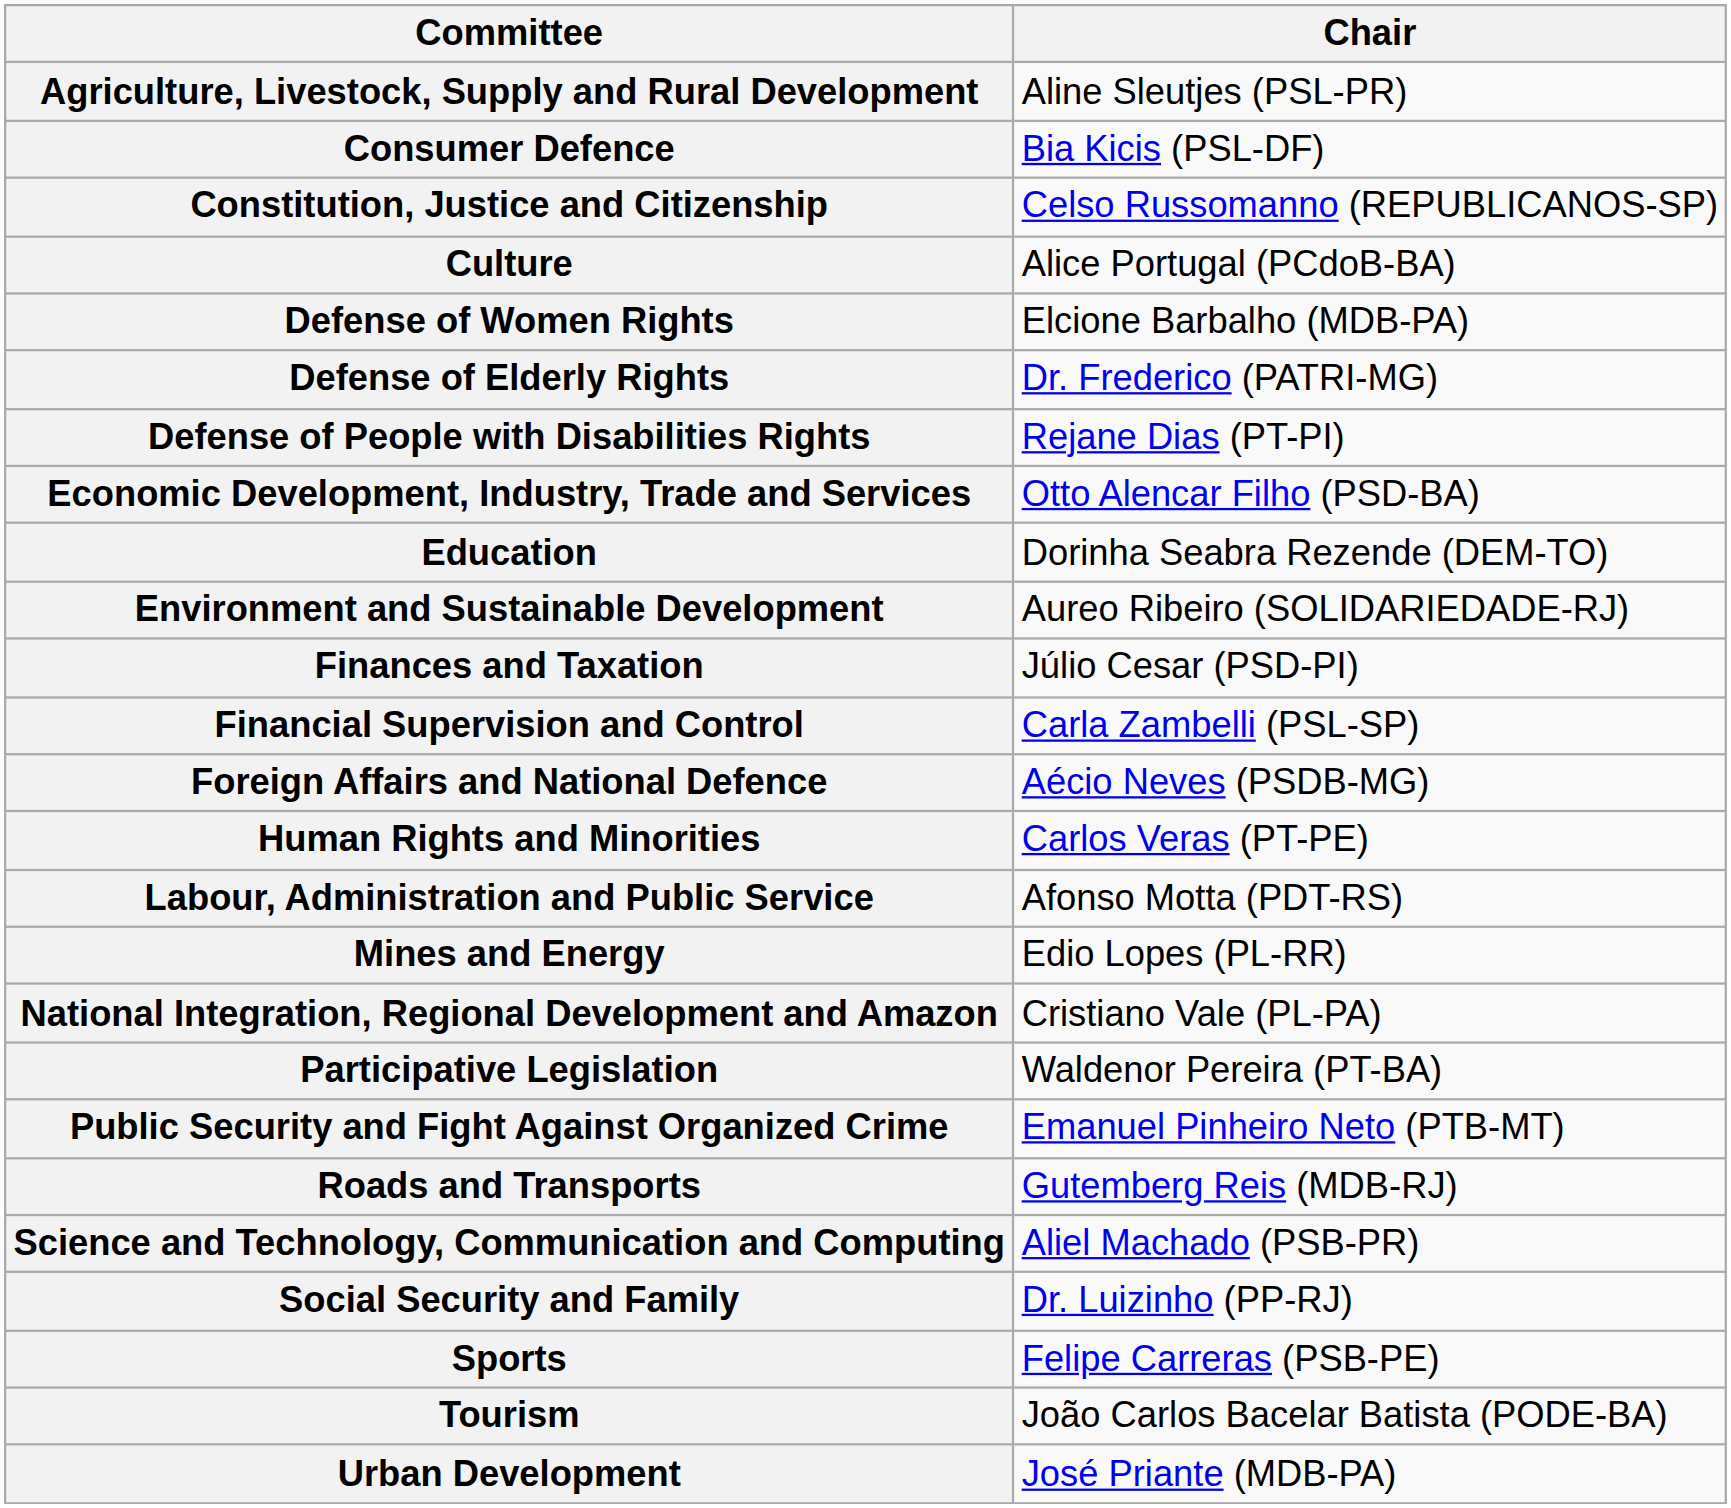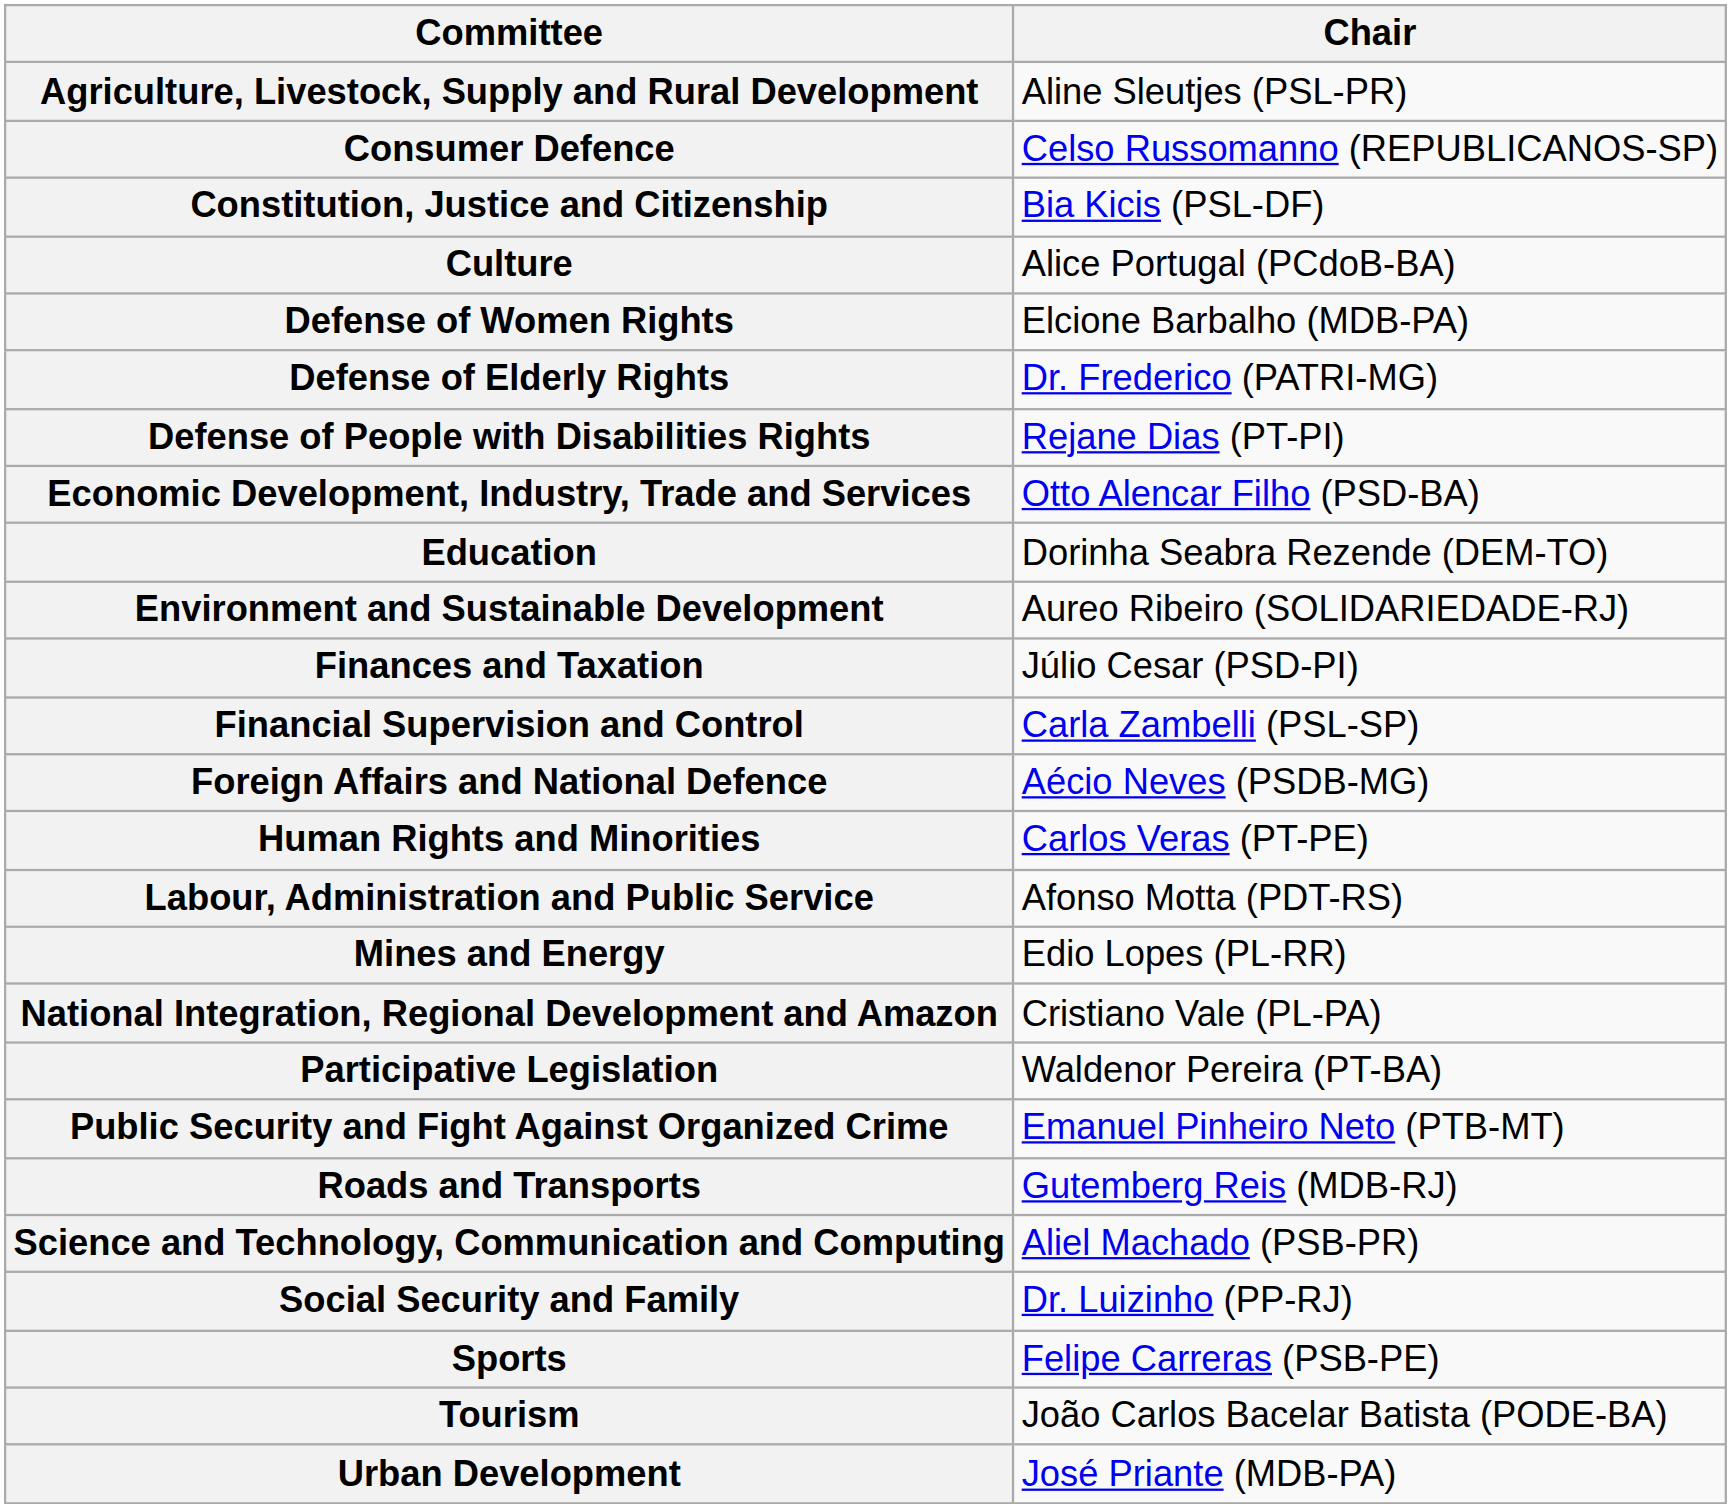(1173, 148) Bia Kicis (PSL-DF) -> (1370, 148) Celso Russomanno (REPUBLICANOS-SP)
(1370, 206) Celso Russomanno (REPUBLICANOS-SP) -> (1173, 206) Bia Kicis (PSL-DF)
